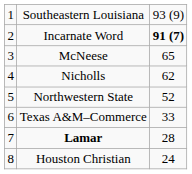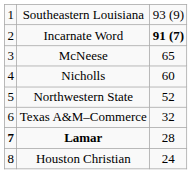(168, 76) 62 -> (168, 76) 60
(168, 117) 33 -> (168, 117) 32
(11, 138) normal -> (11, 138) bold
